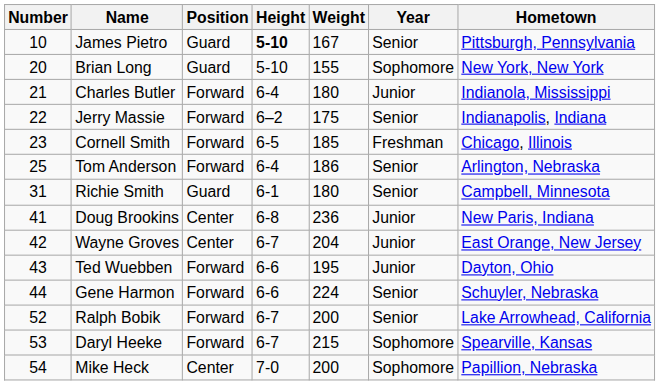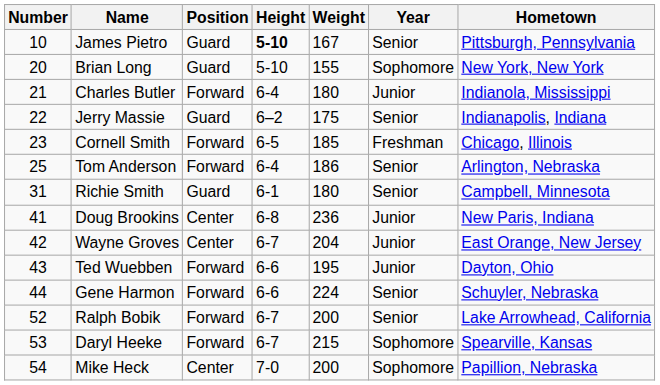(215, 117) Forward -> (208, 117) Guard
